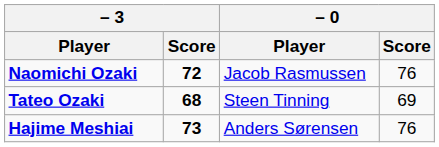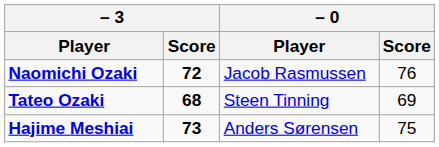(407, 127) 76 -> (407, 127) 75
